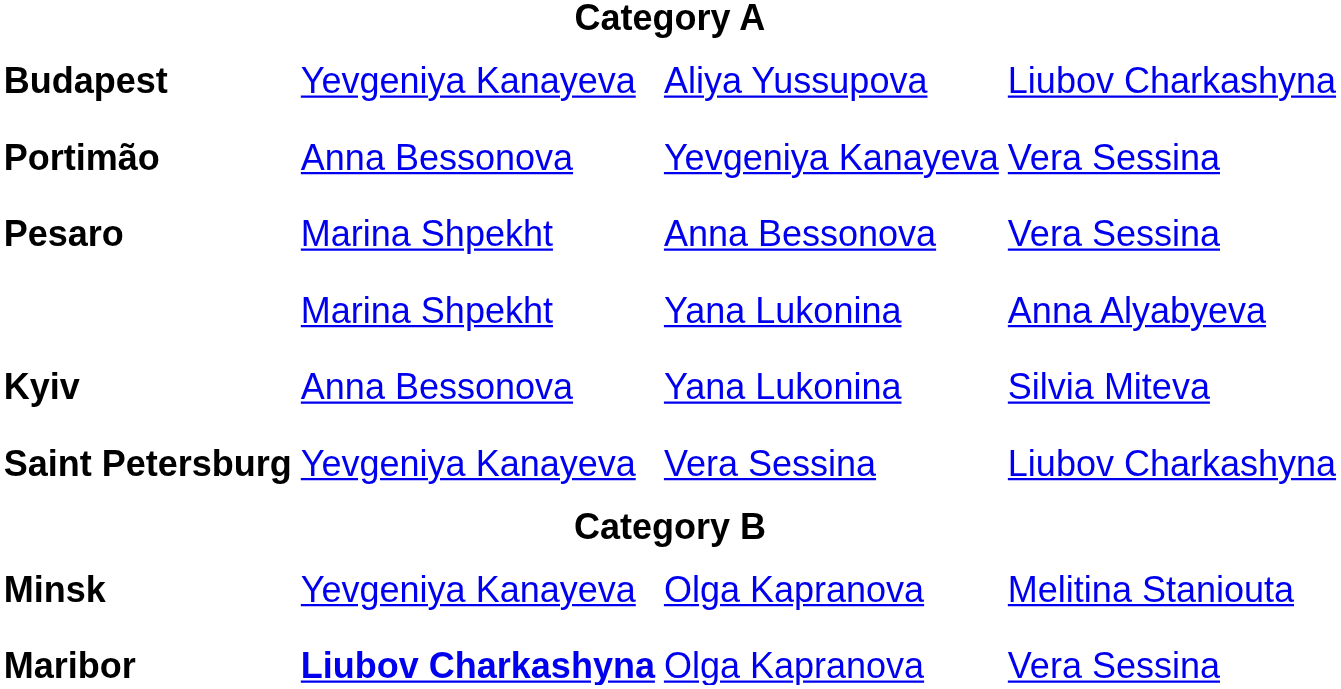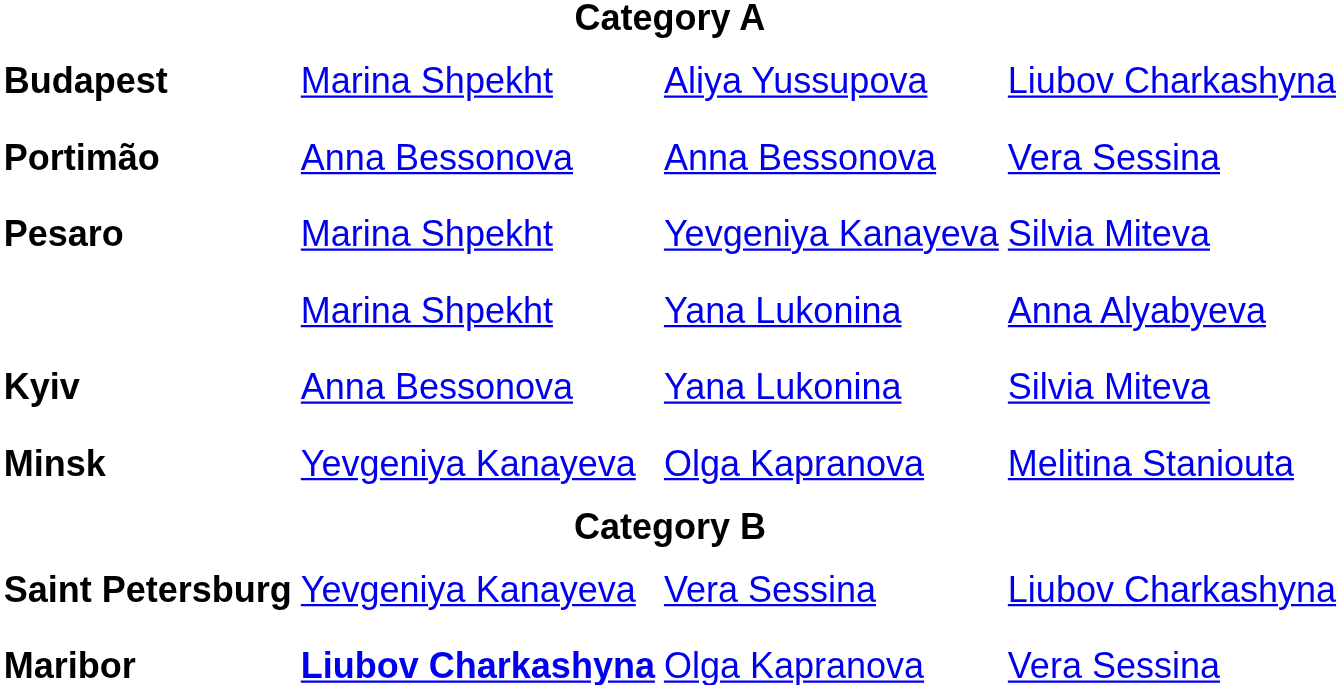(468, 81) Yevgeniya Kanayeva -> (427, 81) Marina Shpekht
(831, 157) Yevgeniya Kanayeva -> (800, 157) Anna Bessonova
(800, 234) Anna Bessonova -> (831, 234) Yevgeniya Kanayeva
(1114, 234) Vera Sessina -> (1109, 234) Silvia Miteva
rows swapped: (55, 589) <-> (148, 463)
